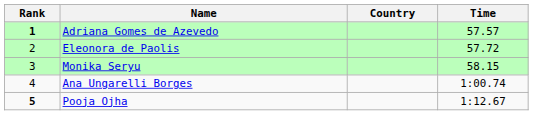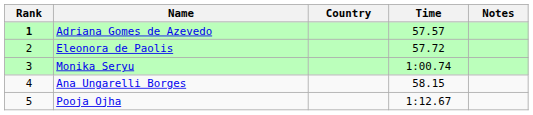+ column: (498, 13)
(483, 66) 58.15 -> (429, 66) 1:00.74
(483, 84) 1:00.74 -> (429, 84) 58.15
(32, 101) bold -> (29, 101) normal
